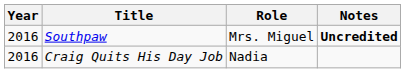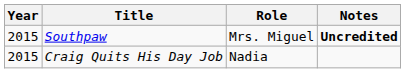(23, 36) 2016 -> (23, 36) 2015
(23, 57) 2016 -> (23, 57) 2015
